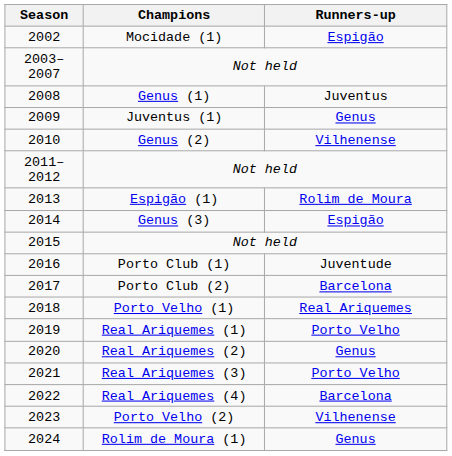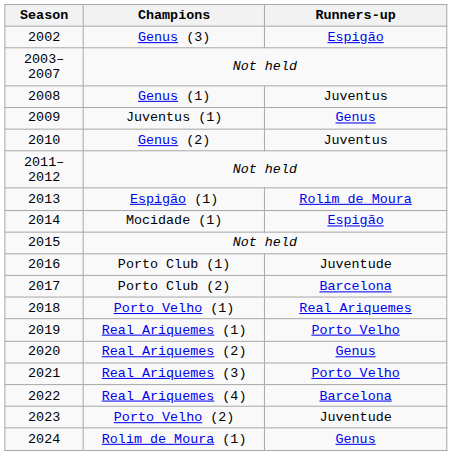(174, 37) Mocidade (1) -> (174, 37) Genus (3)
(356, 140) Vilhenense -> (356, 140) Juventus
(174, 221) Genus (3) -> (174, 221) Mocidade (1)
(356, 417) Vilhenense -> (356, 417) Juventude
